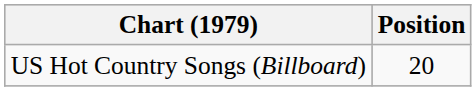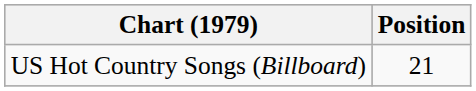(421, 65) 20 -> (421, 65) 21
